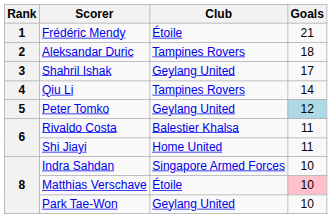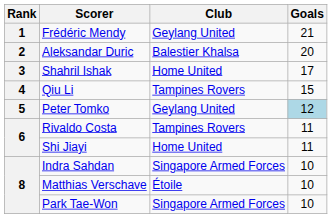(167, 33) Étoile -> (194, 33) Geylang United
(199, 52) Tampines Rovers -> (196, 52) Balestier Khalsa
(307, 52) 18 -> (307, 52) 20
(194, 71) Geylang United -> (187, 71) Home United
(307, 90) 14 -> (307, 90) 15
(196, 128) Balestier Khalsa -> (199, 128) Tampines Rovers
(307, 185) pink background -> (307, 185) no background
(194, 204) Geylang United -> (219, 204) Singapore Armed Forces
